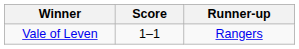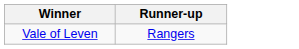- column: (150, 14)
